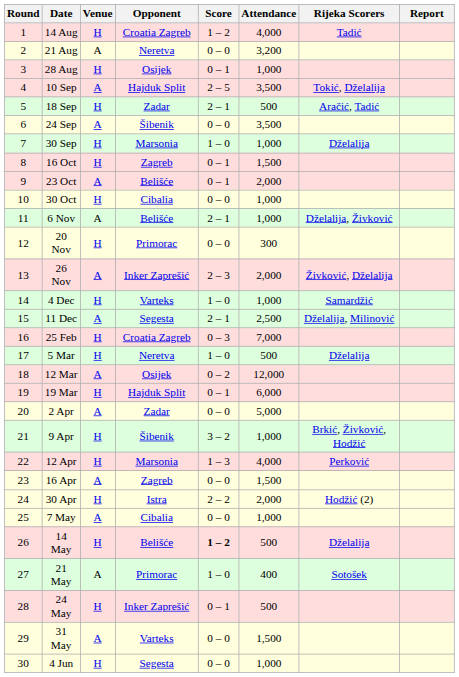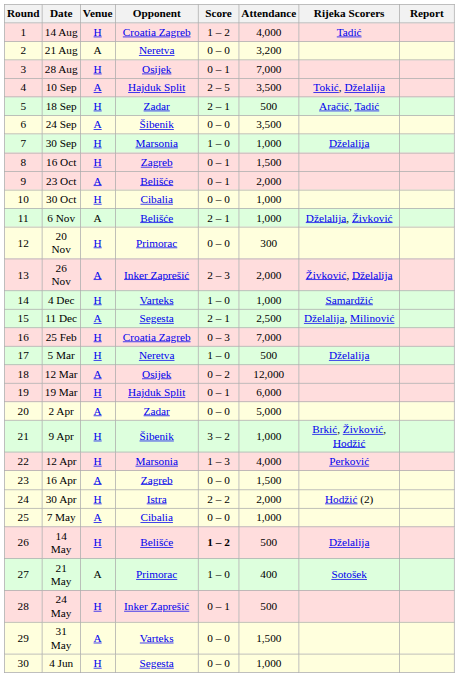(269, 69) 1,000 -> (269, 69) 7,000
